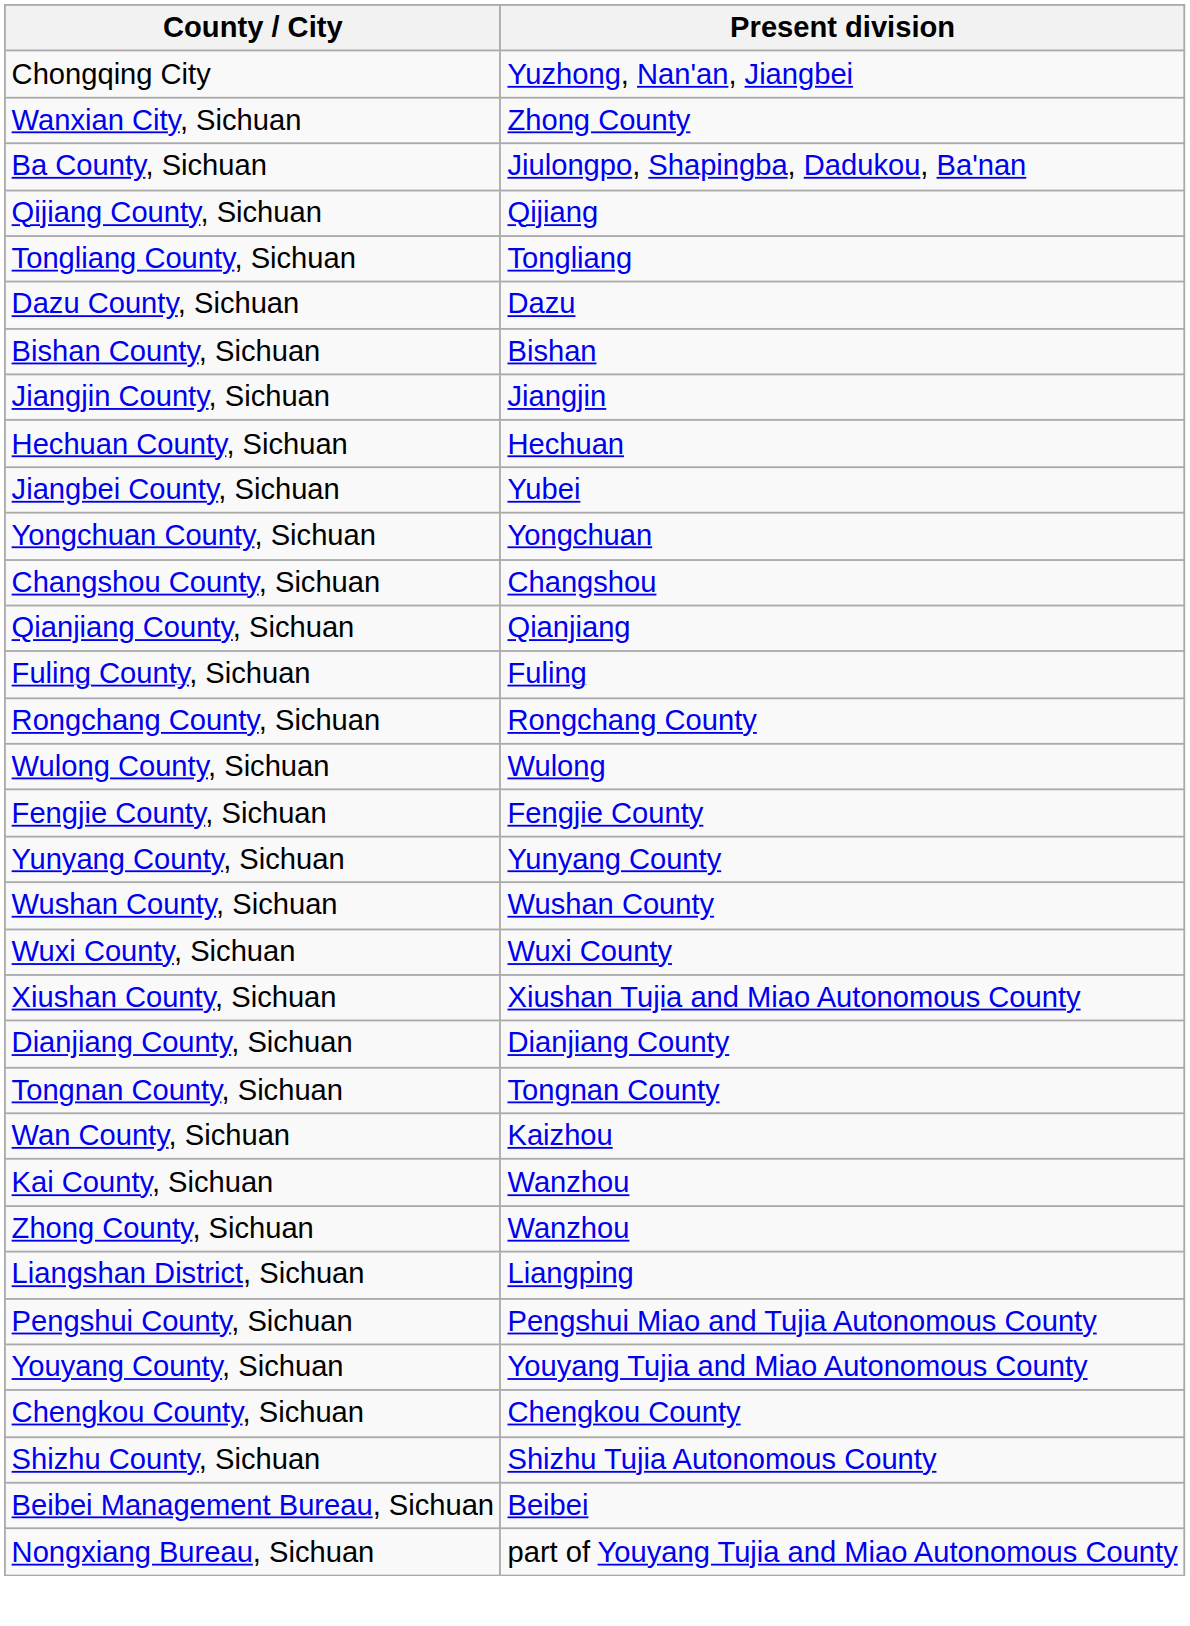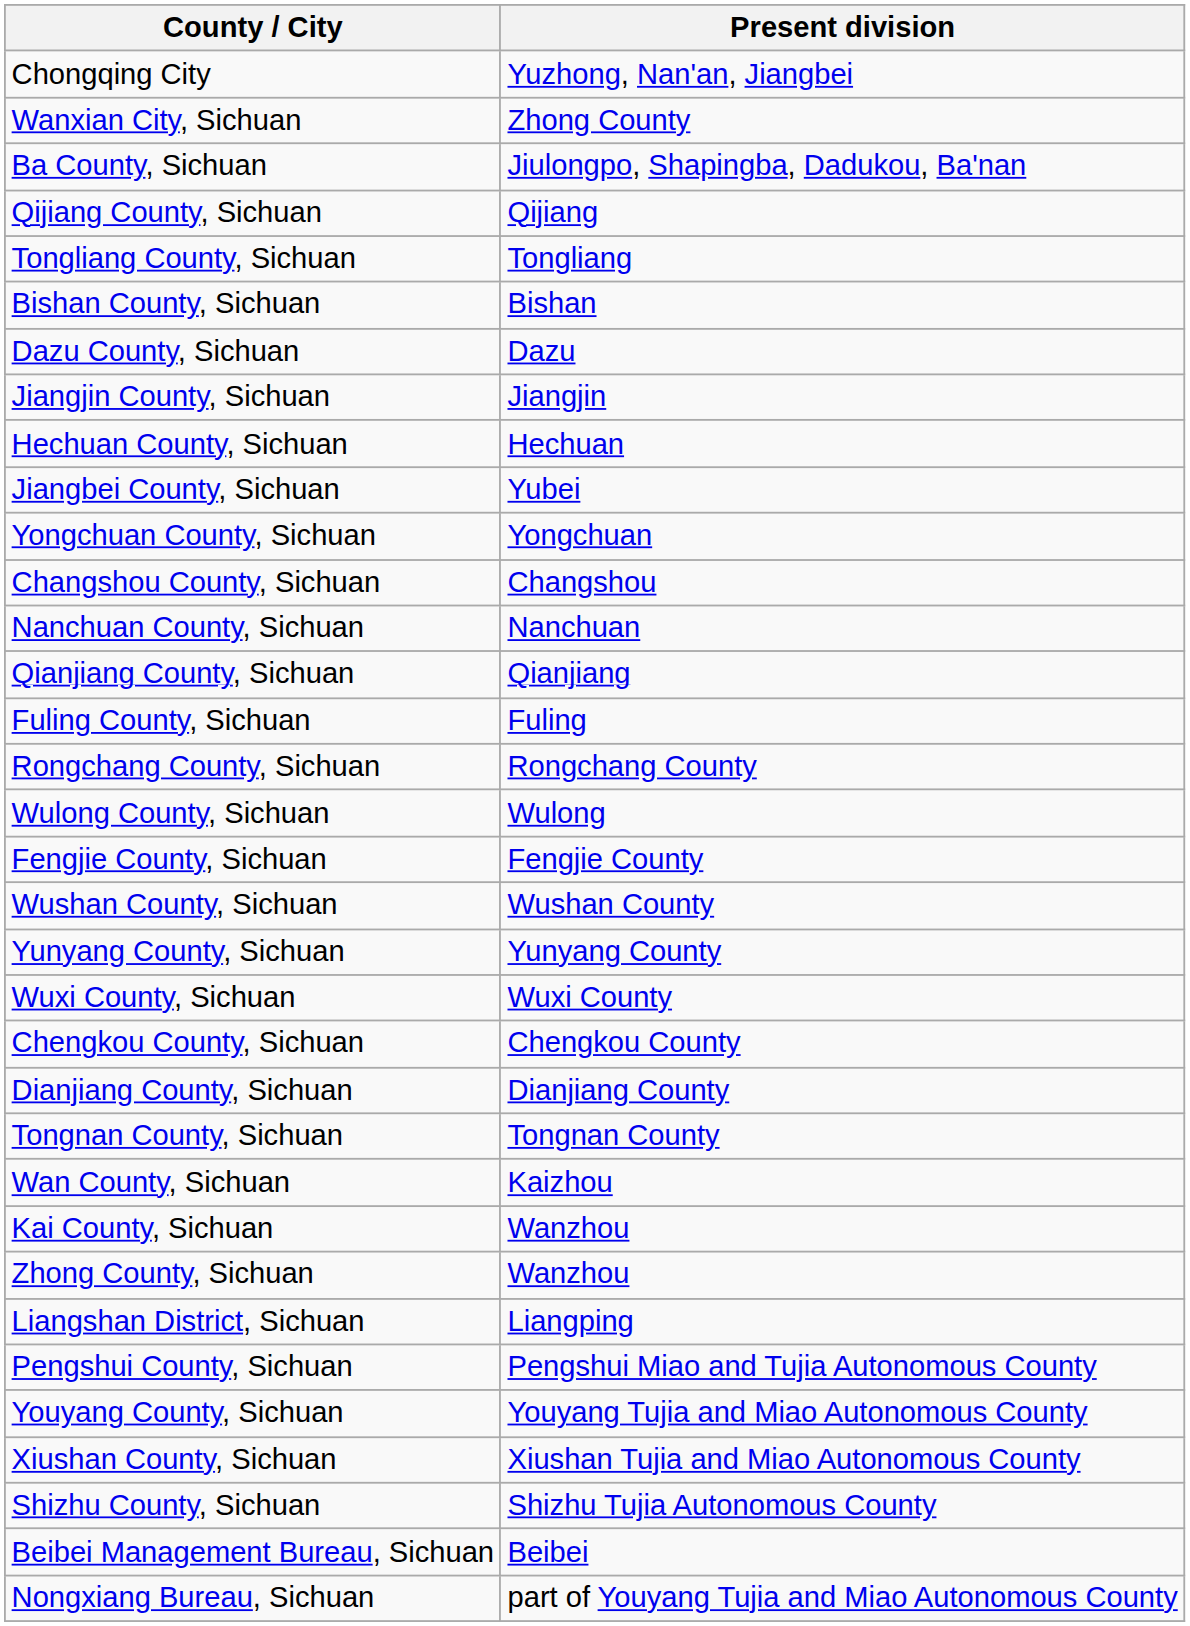rows swapped: (155, 304) <-> (166, 350)
+ row: (188, 627)
rows swapped: (175, 905) <-> (178, 858)
rows swapped: (188, 1413) <-> (174, 997)
